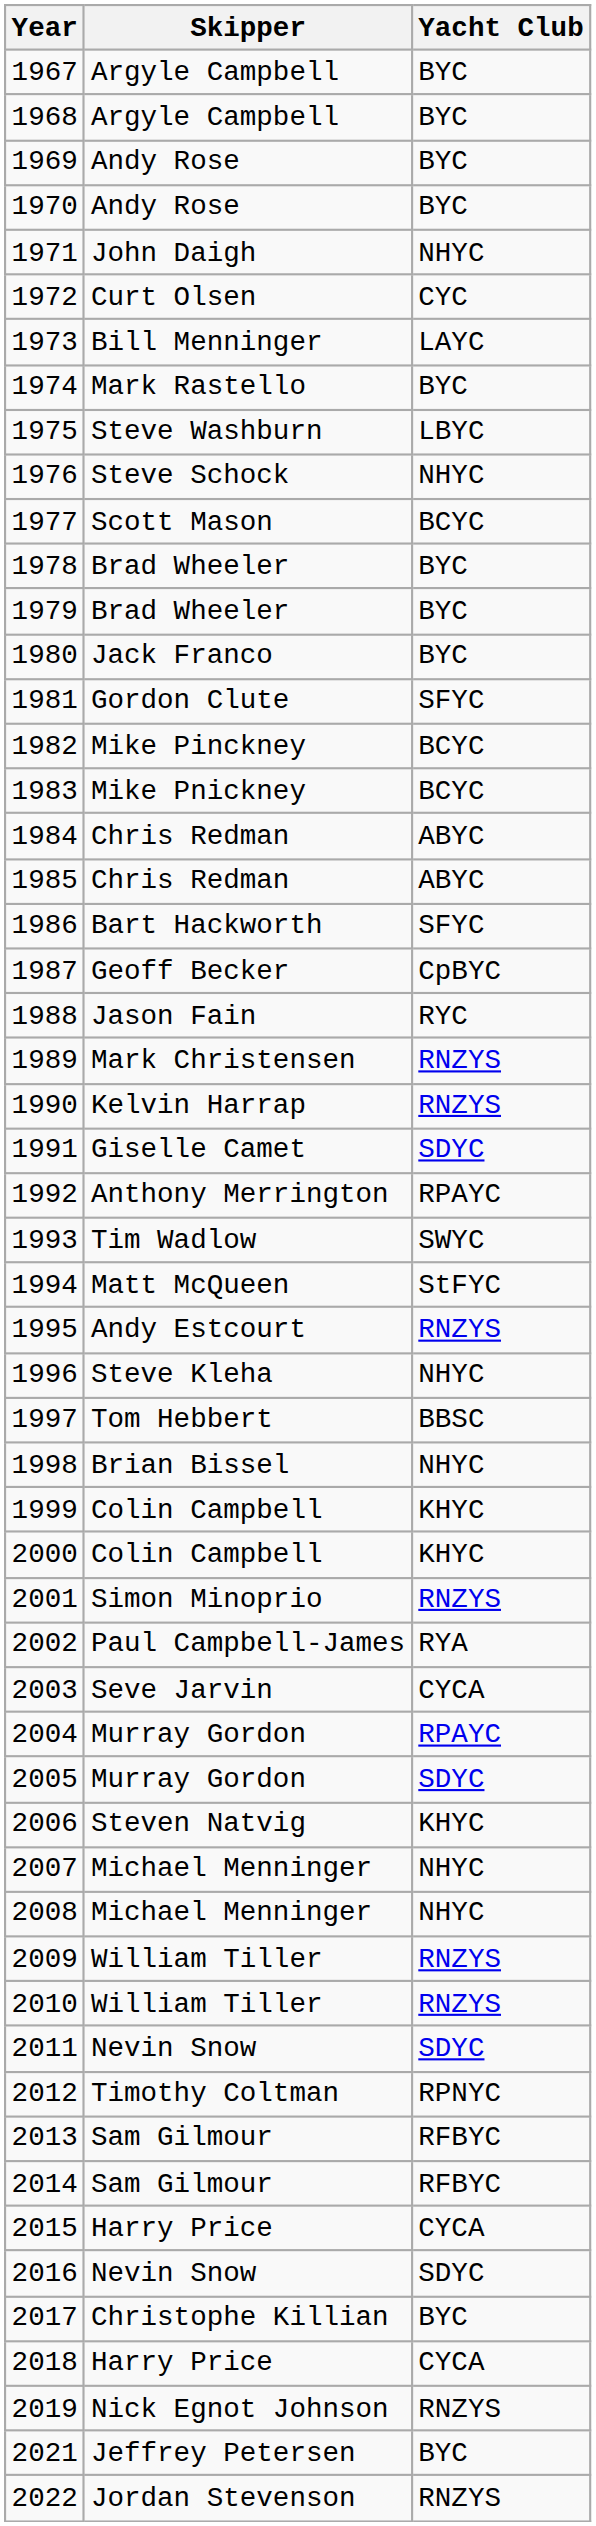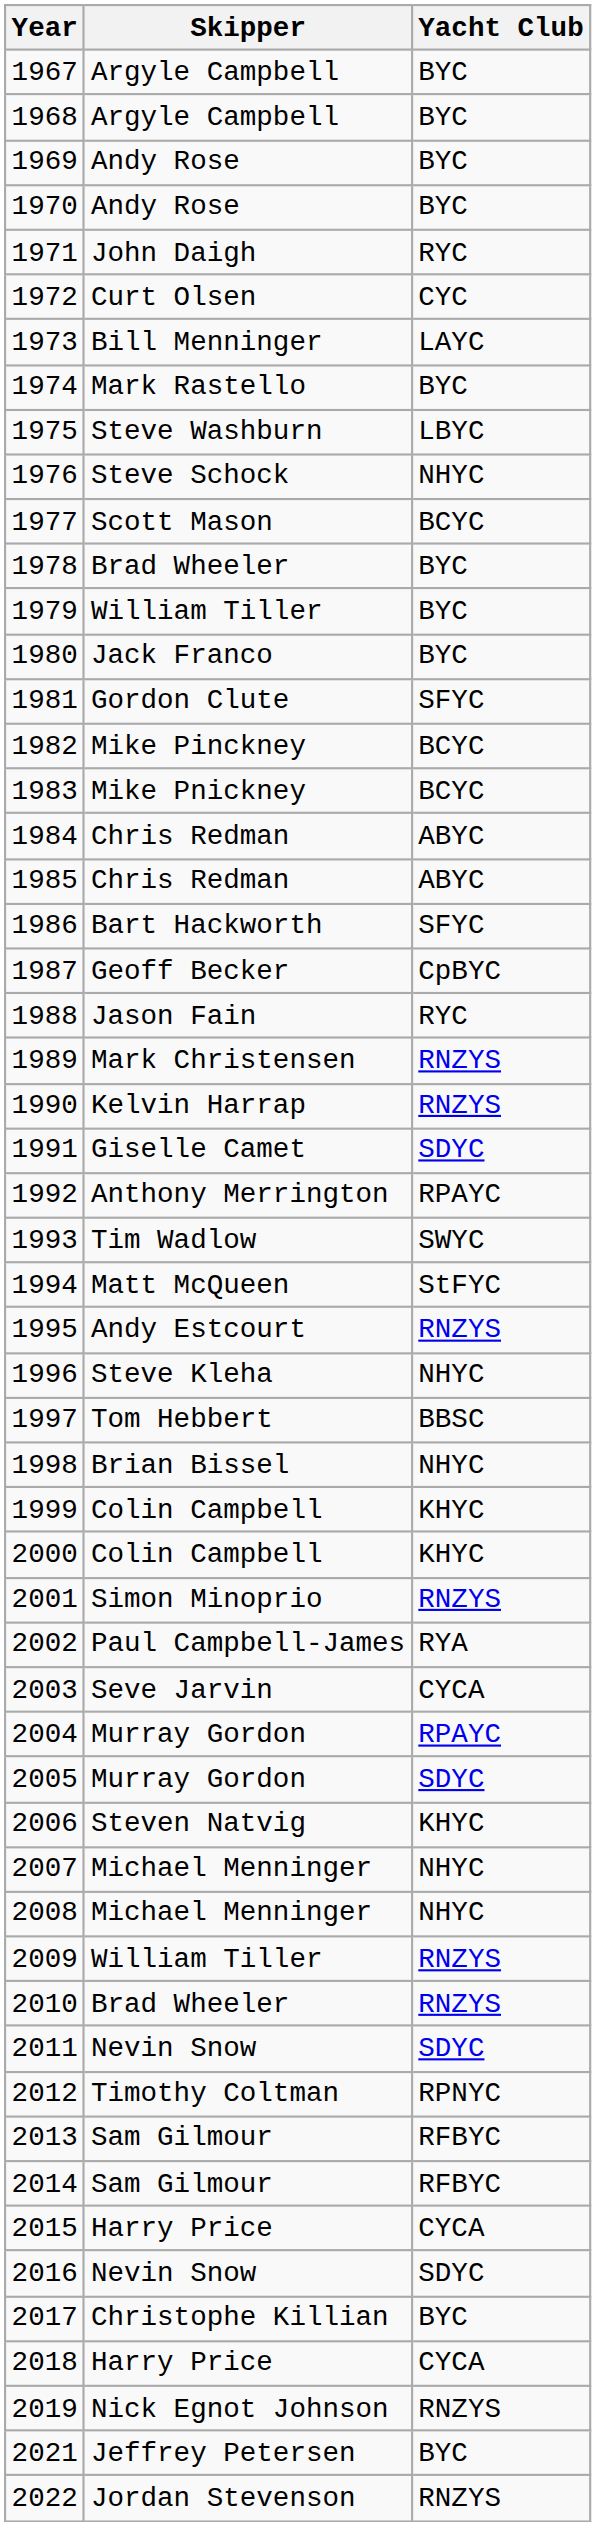(451, 252) NHYC -> (443, 252) RYC
(190, 611) Brad Wheeler -> (207, 611) William Tiller
(207, 2004) William Tiller -> (190, 2004) Brad Wheeler
